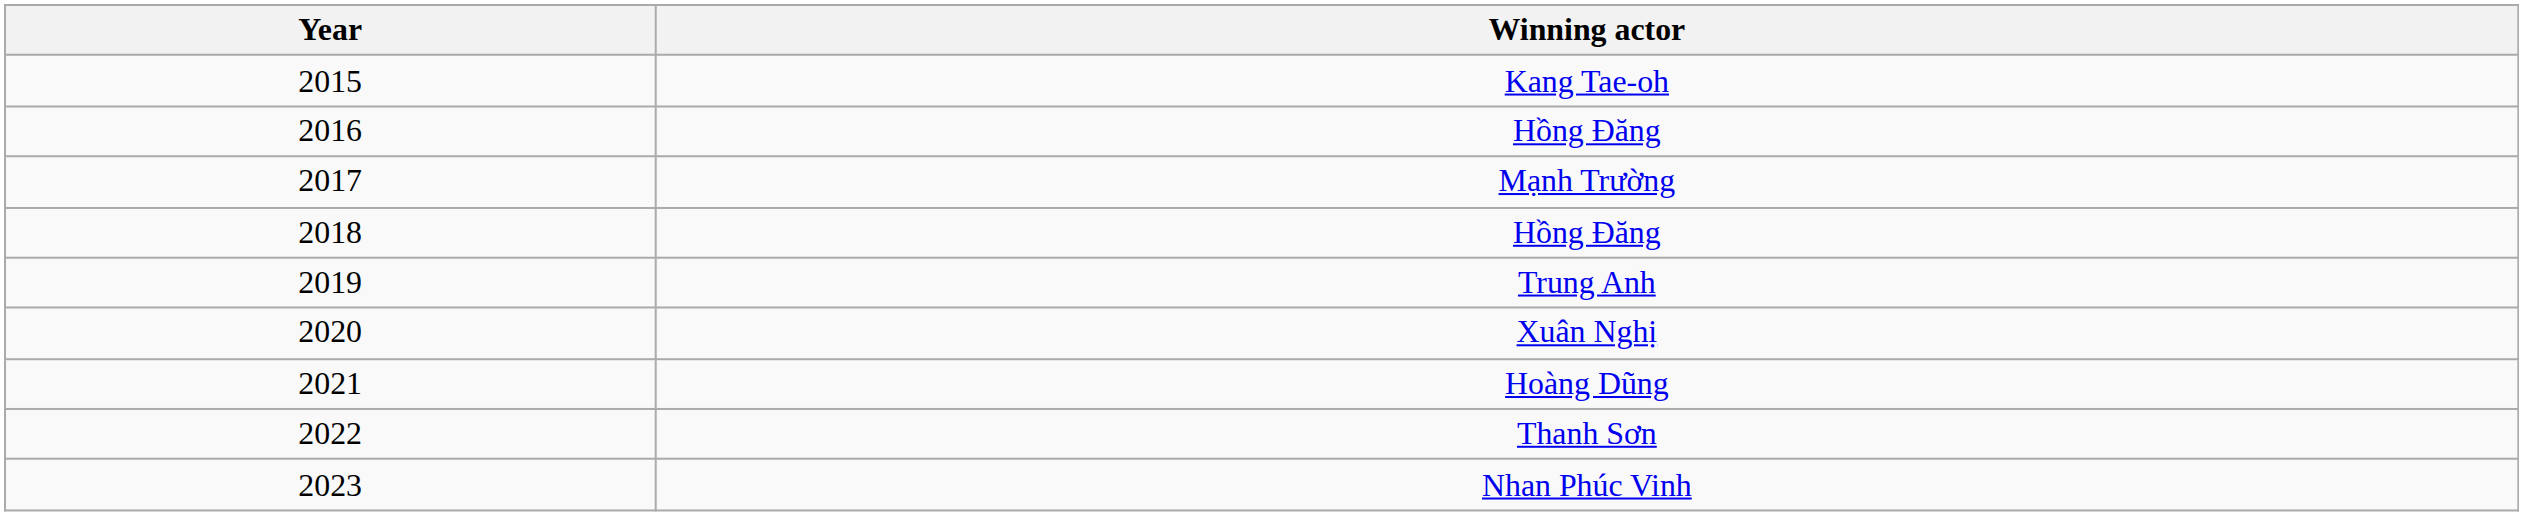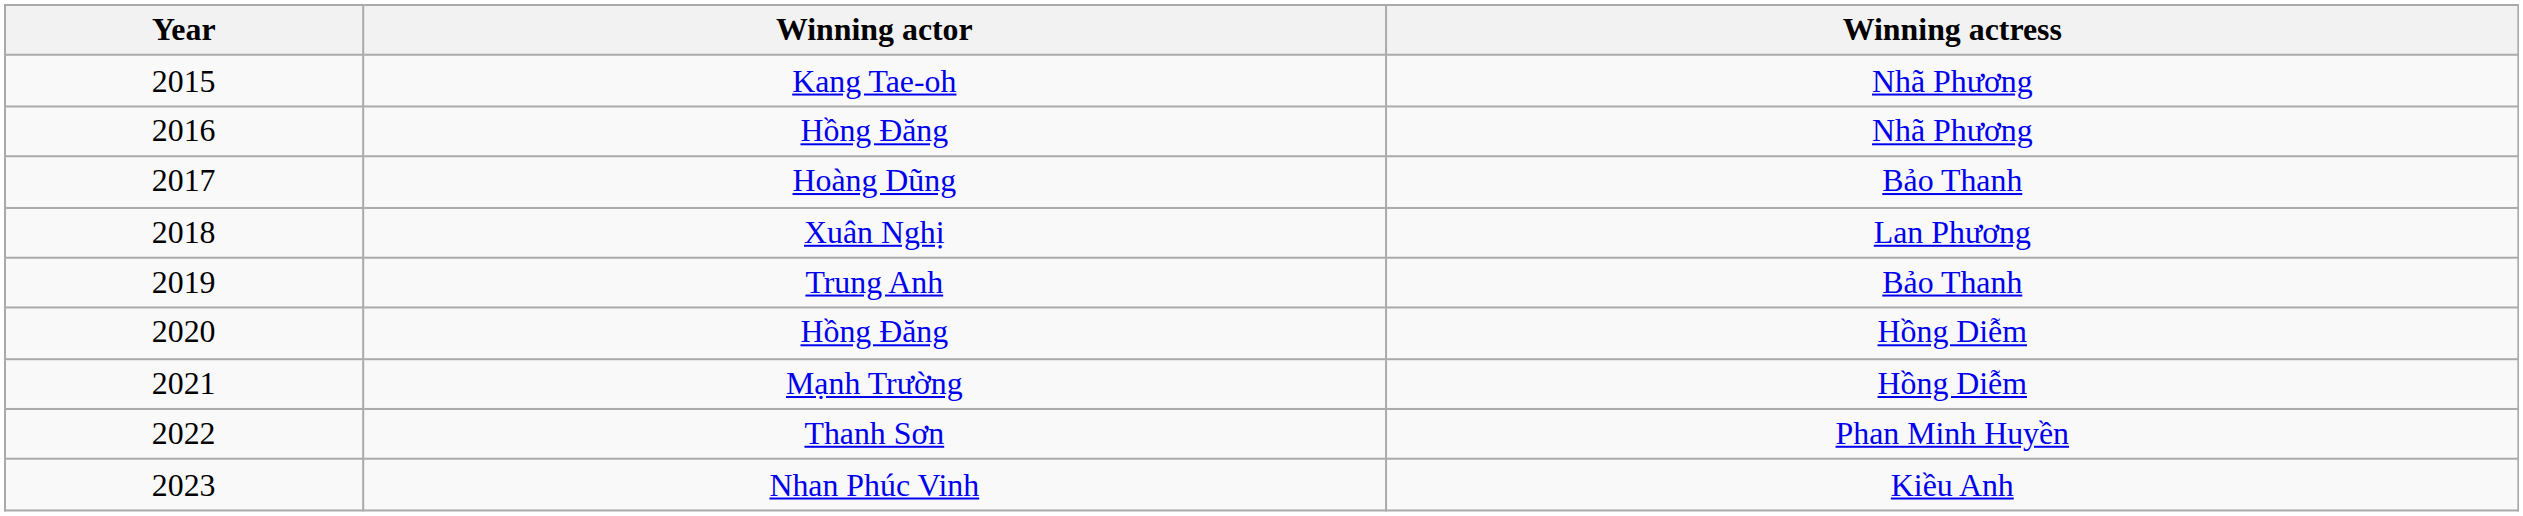+ column: (1952, 29)
(1587, 181) Mạnh Trường -> (874, 181) Hoàng Dũng
(1587, 231) Hồng Đăng -> (874, 231) Xuân Nghị
(1587, 332) Xuân Nghị -> (874, 332) Hồng Đăng
(1587, 383) Hoàng Dũng -> (874, 383) Mạnh Trường
